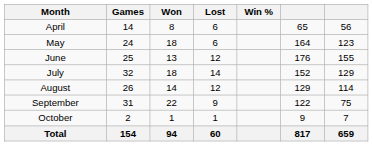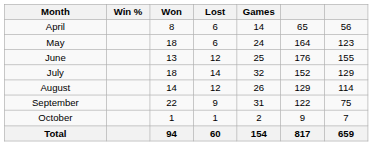columns swapped: (128, 12) <-> (259, 12)
